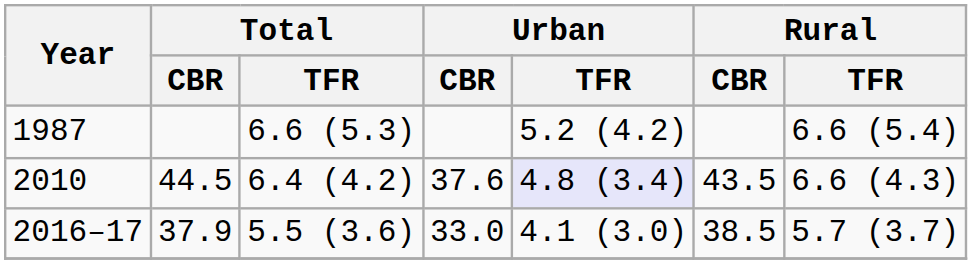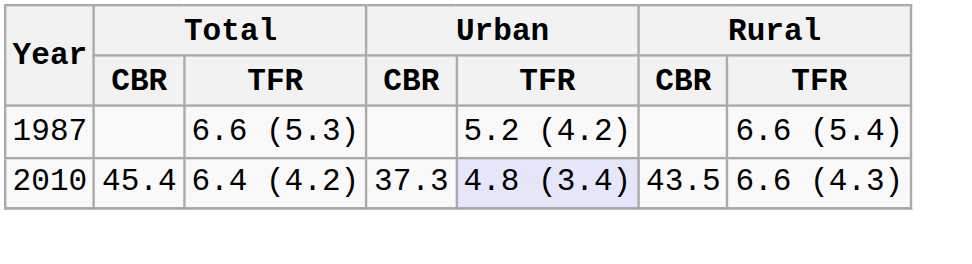(195, 182) 44.5 -> (139, 182) 45.4
(467, 182) 37.6 -> (411, 182) 37.3
- row: (78, 233)
